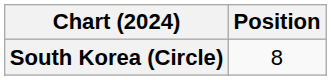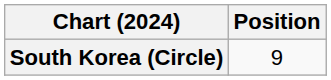(277, 57) 8 -> (277, 57) 9
